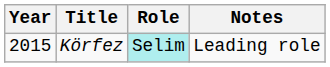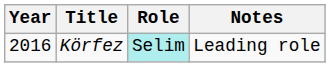(30, 48) 2015 -> (30, 48) 2016
